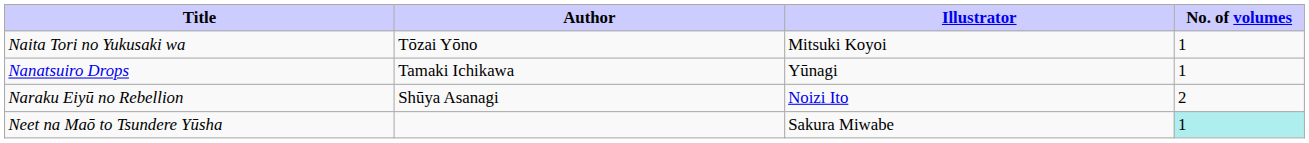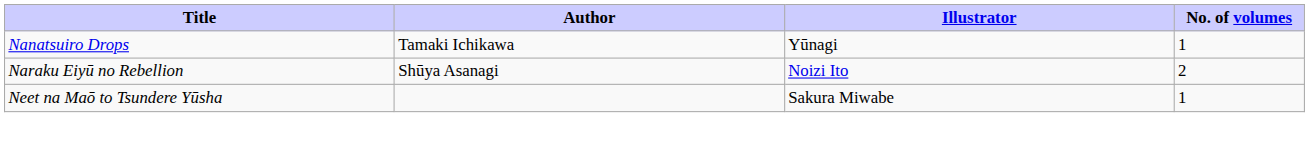- row: (97, 44)
(1182, 124) paleturquoise background -> (1182, 97) no background
